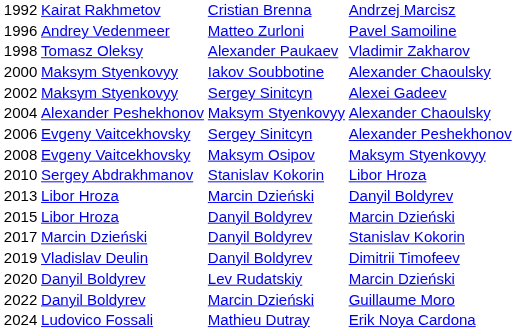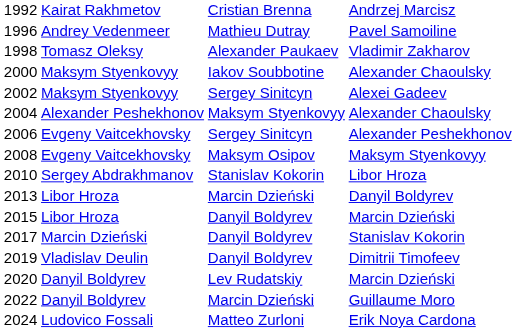(256, 30) Matteo Zurloni -> (259, 30) Mathieu Dutray
(259, 320) Mathieu Dutray -> (256, 320) Matteo Zurloni
